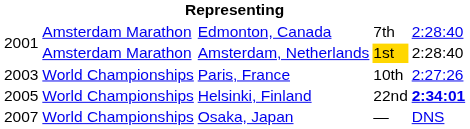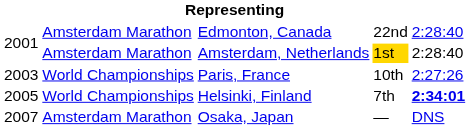(384, 31) 7th -> (391, 31) 22nd
(391, 96) 22nd -> (384, 96) 7th
(118, 117) World Championships -> (117, 117) Amsterdam Marathon
